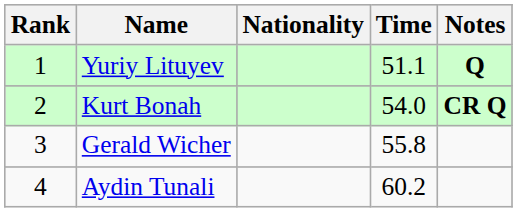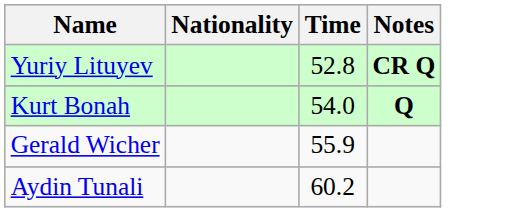- column: (40, 24)
(404, 65) 51.1 -> (333, 65) 52.8
(475, 65) Q -> (404, 65) CR Q
(475, 105) CR Q -> (404, 105) Q
(404, 145) 55.8 -> (333, 145) 55.9
